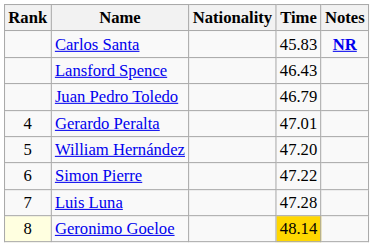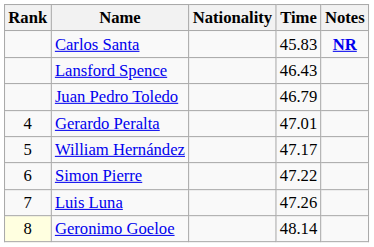(299, 149) 47.20 -> (299, 149) 47.17
(299, 202) 47.28 -> (299, 202) 47.26
(299, 228) gold background -> (299, 228) no background
